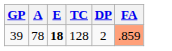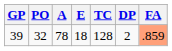+ column: (40, 14)
(57, 35) bold -> (81, 35) normal
